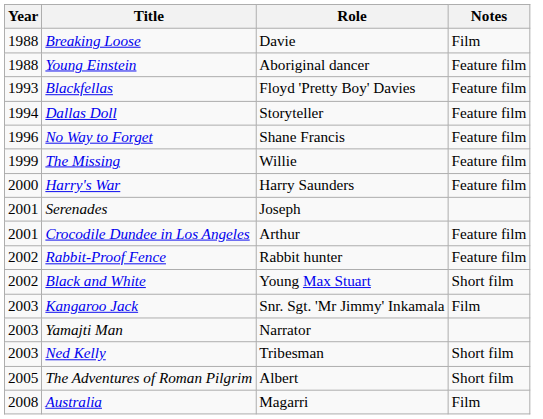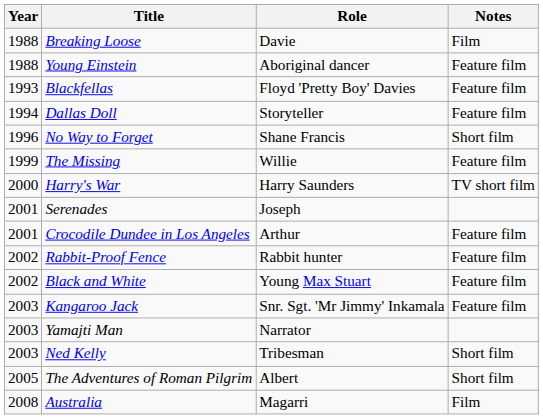(489, 137) Feature film -> (483, 137) Short film
(489, 185) Feature film -> (493, 185) TV short film
(483, 281) Short film -> (489, 281) Feature film
(466, 305) Film -> (489, 305) Feature film
